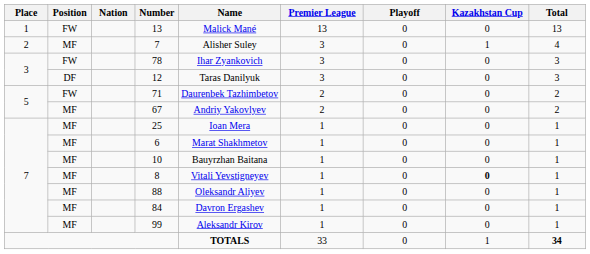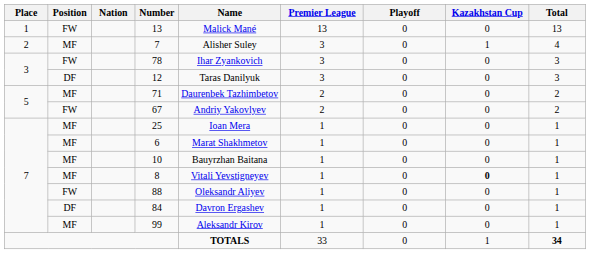(70, 94) FW -> (70, 94) MF
(70, 110) MF -> (70, 110) FW
(70, 192) MF -> (70, 192) FW
(70, 208) MF -> (70, 208) DF
